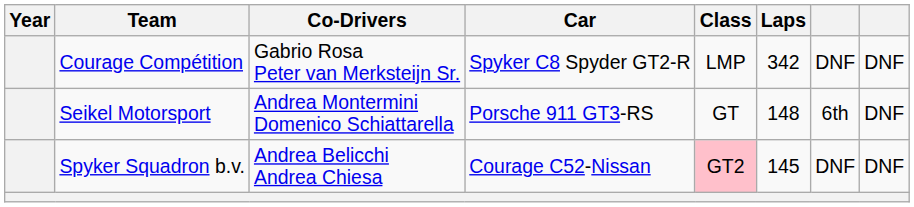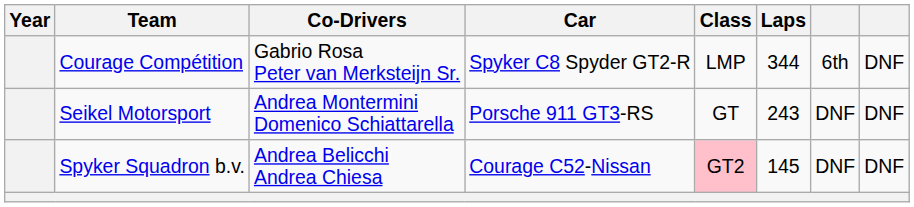(783, 62) 342 -> (783, 62) 344
(835, 62) DNF -> (835, 62) 6th
(783, 114) 148 -> (783, 114) 243
(835, 114) 6th -> (835, 114) DNF
